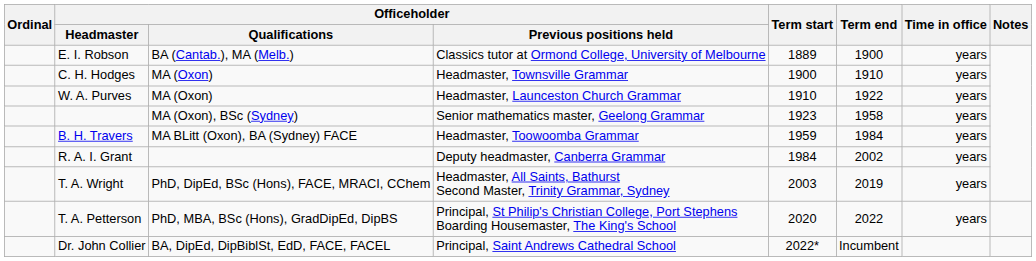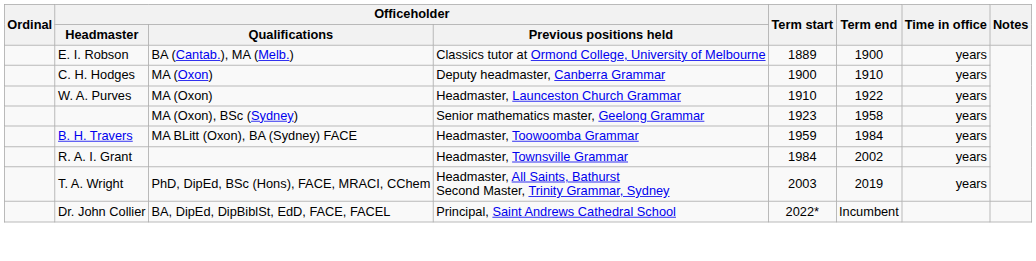(532, 75) Headmaster, Townsville Grammar -> (551, 75) Deputy headmaster, Canberra Grammar
(551, 156) Deputy headmaster, Canberra Grammar -> (532, 156) Headmaster, Townsville Grammar
- row: (100, 218)
